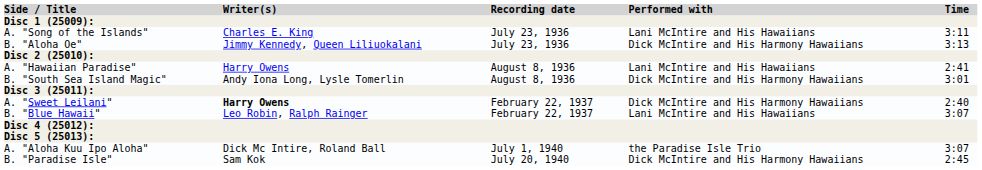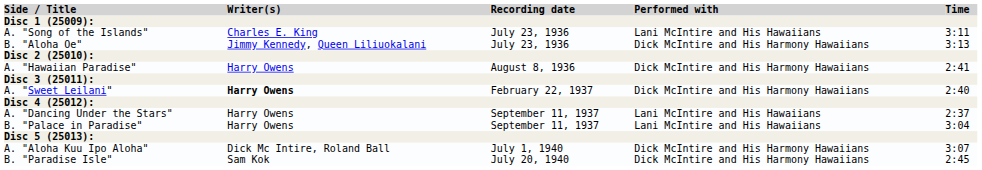(722, 68) Lani McIntire and His Hawaiians -> (752, 68) Dick McIntire and His Harmony Hawaiians
- row: (85, 79)
- row: (52, 114)
+ row: (88, 114)
+ row: (73, 125)
(695, 148) the Paradise Isle Trio -> (752, 148) Dick McIntire and His Harmony Hawaiians
